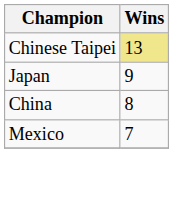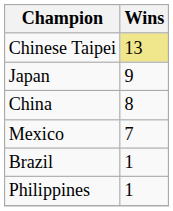+ row: (31, 162)
+ row: (49, 190)
